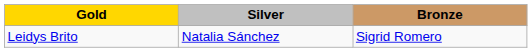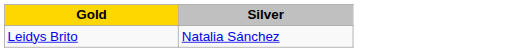- column: (440, 15)
